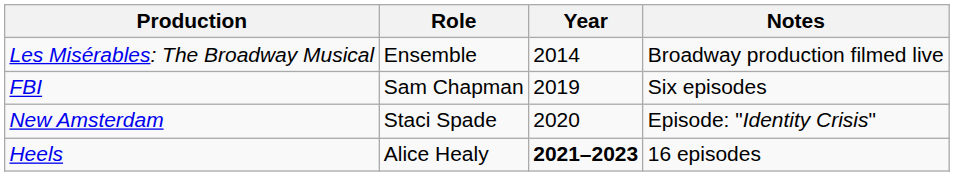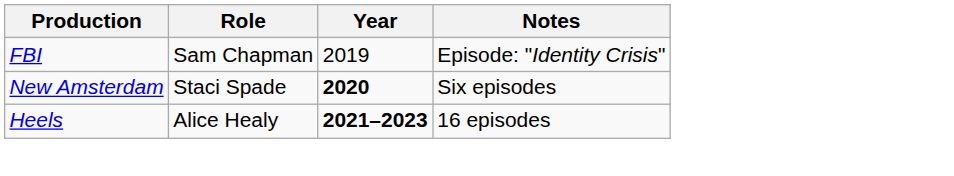- row: (192, 54)
(707, 87) Six episodes -> (551, 54) Episode: "Identity Crisis"
(557, 120) normal -> (346, 87) bold
(762, 120) Episode: "Identity Crisis" -> (497, 87) Six episodes
